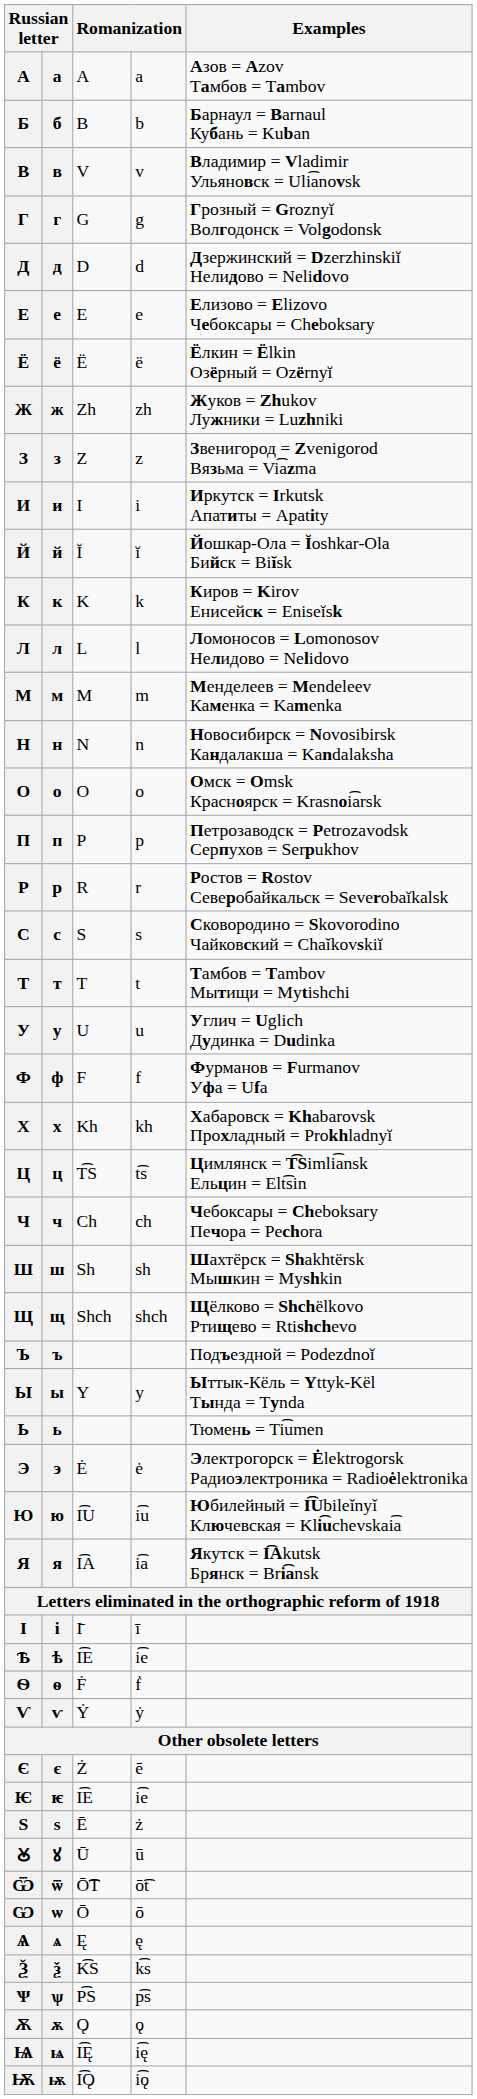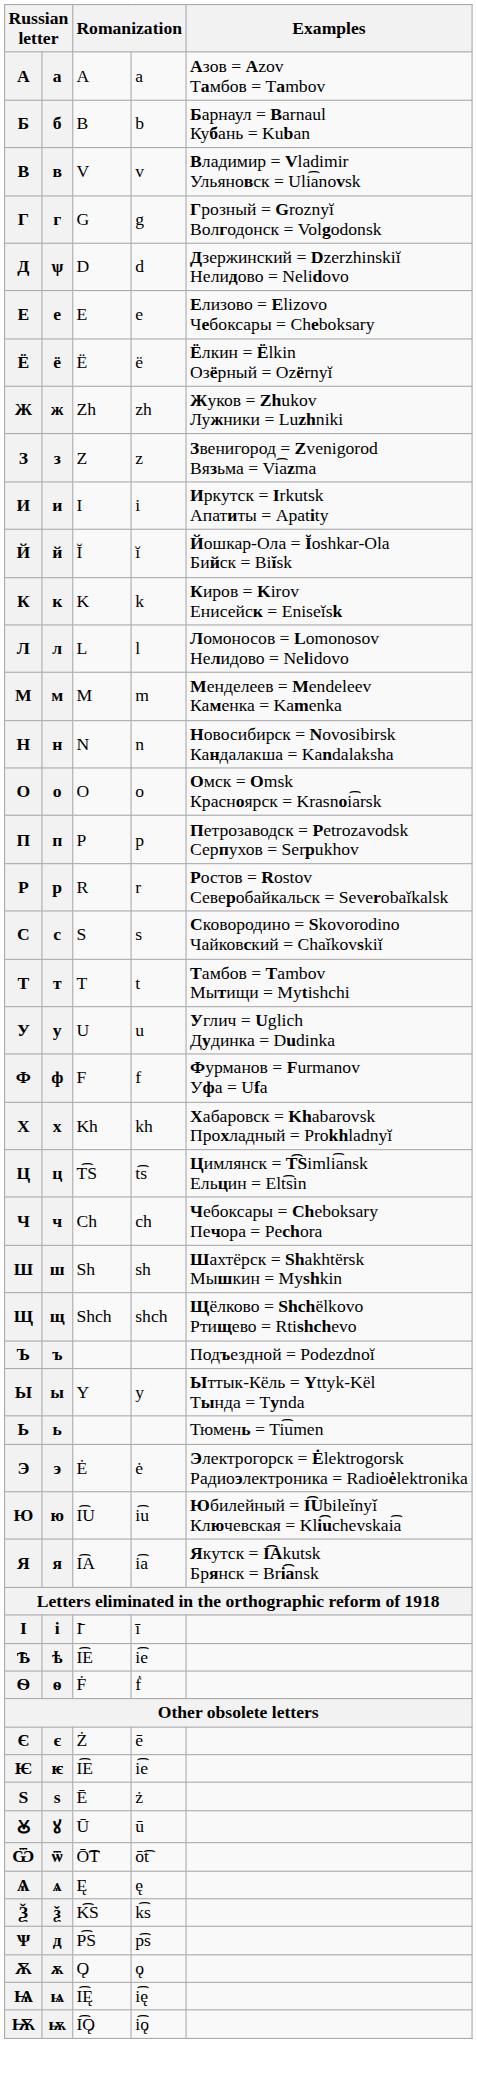(57, 266) д -> (57, 266) ѱ
- row: (23, 1712)
- row: (23, 1912)
(57, 1996) ѱ -> (57, 1940) д
